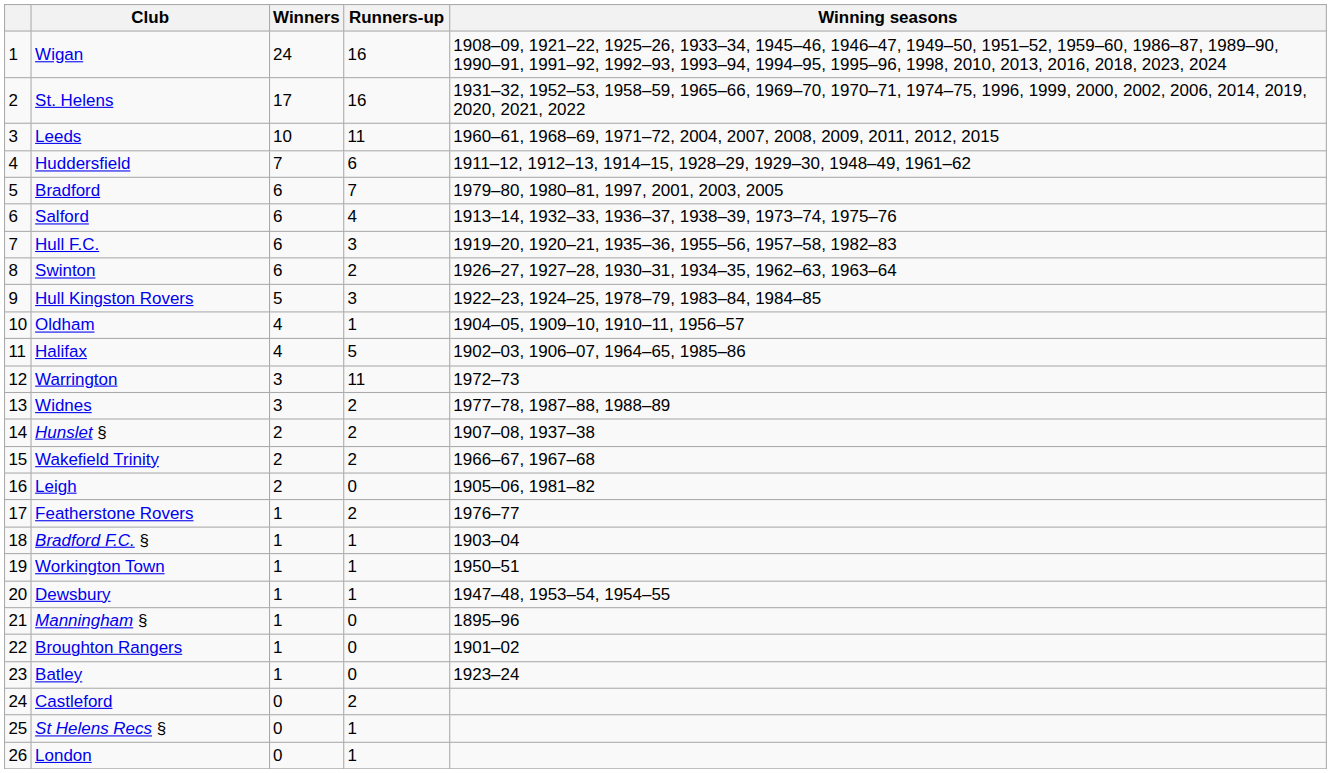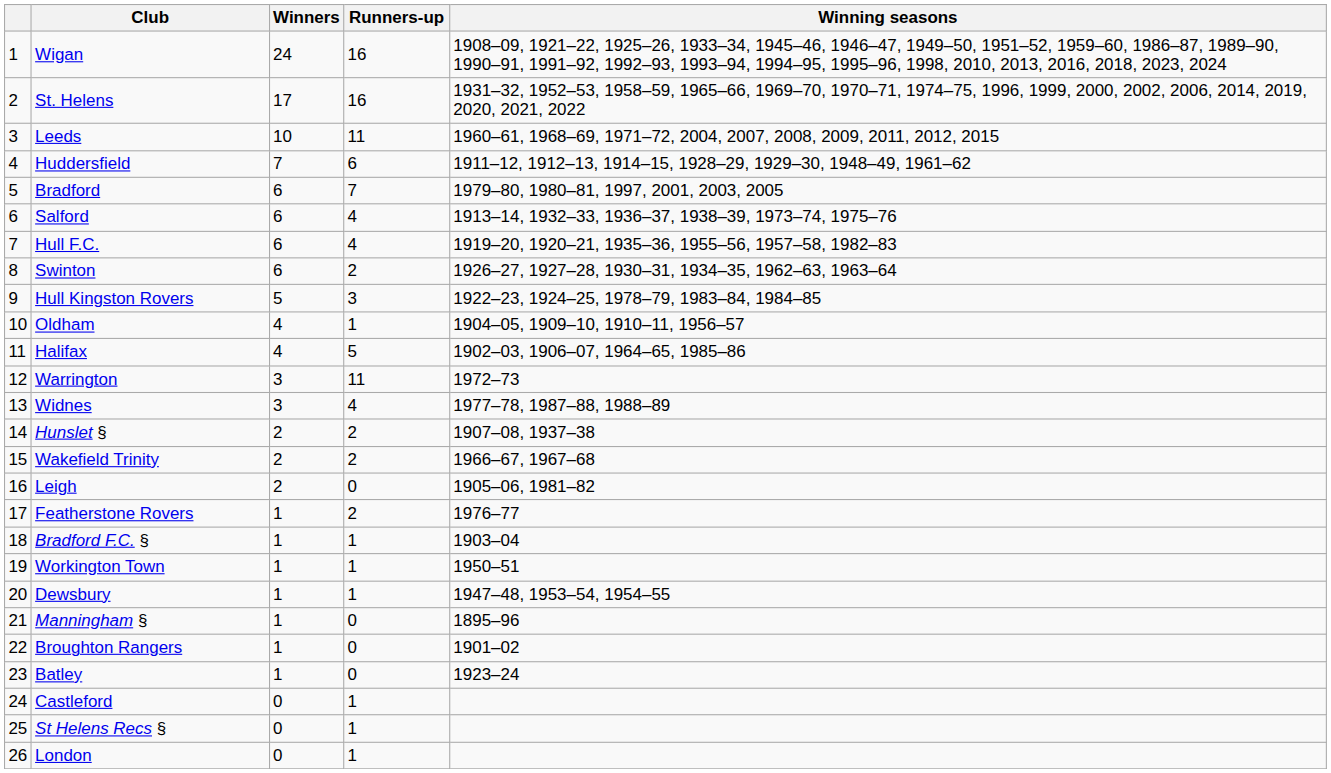(352, 244) 3 -> (352, 244) 4
(352, 405) 2 -> (352, 405) 4
(352, 701) 2 -> (352, 701) 1
